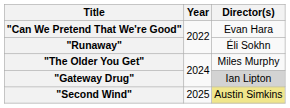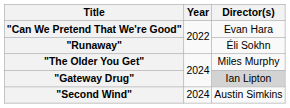(198, 95) 2025 -> (198, 95) 2024
(248, 95) khaki background -> (248, 95) no background
